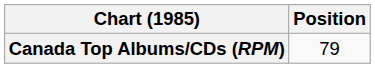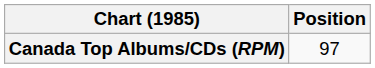(330, 48) 79 -> (330, 48) 97
